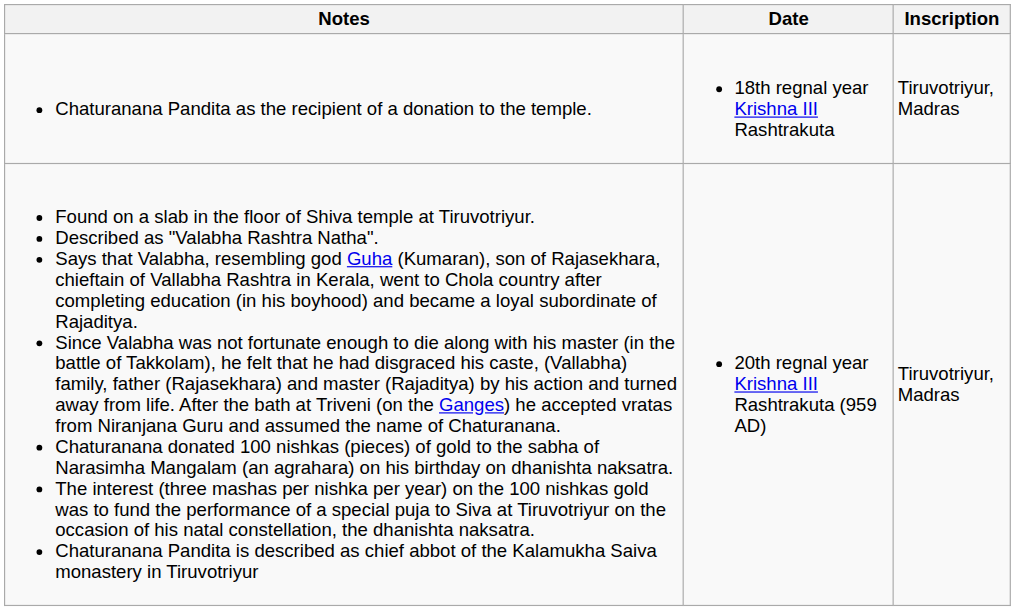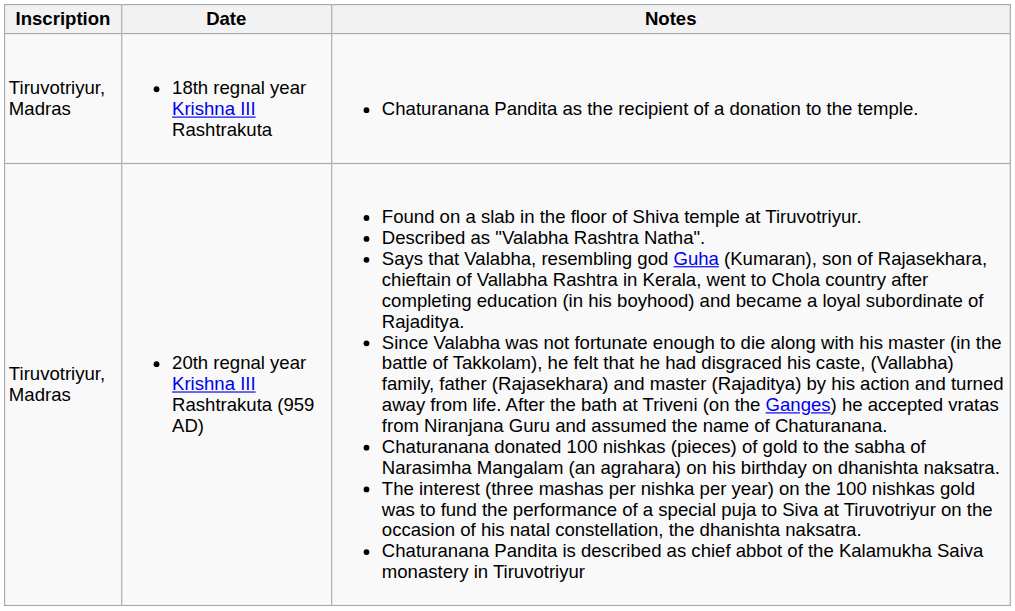columns swapped: (952, 19) <-> (344, 19)
